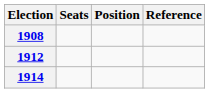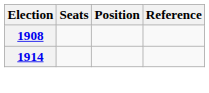- row: (30, 56)
